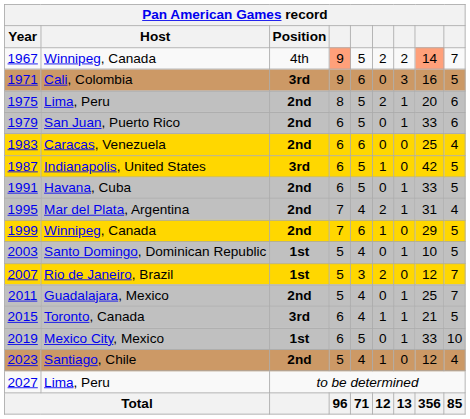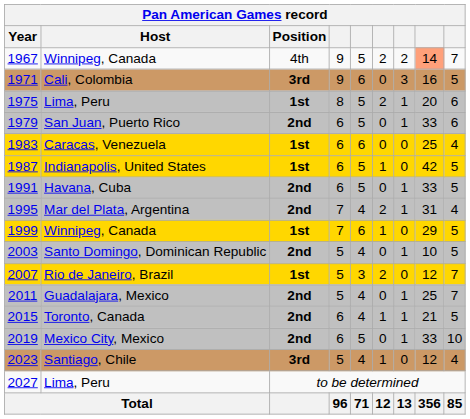(340, 58) lightsalmon background -> (340, 58) no background
(299, 101) 2nd -> (299, 101) 1st
(299, 144) 2nd -> (299, 144) 1st
(299, 166) 3rd -> (299, 166) 1st
(299, 230) 2nd -> (299, 230) 1st
(299, 252) 1st -> (299, 252) 2nd
(299, 317) 3rd -> (299, 317) 2nd
(299, 338) 1st -> (299, 338) 2nd
(299, 360) 2nd -> (299, 360) 3rd
